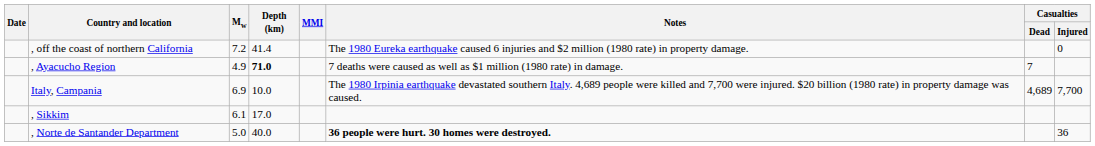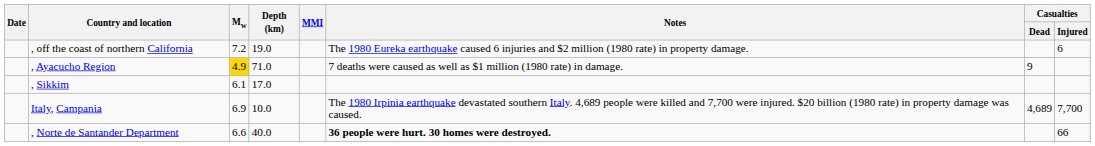(262, 48) 41.4 -> (262, 48) 19.0
(1060, 48) 0 -> (1060, 48) 6
(239, 66) no background -> (239, 66) gold background
(262, 66) bold -> (262, 66) normal
(1030, 66) 7 -> (1030, 66) 9
rows swapped: (50, 114) <-> (66, 90)
(239, 132) 5.0 -> (239, 132) 6.6
(1063, 132) 36 -> (1063, 132) 66
